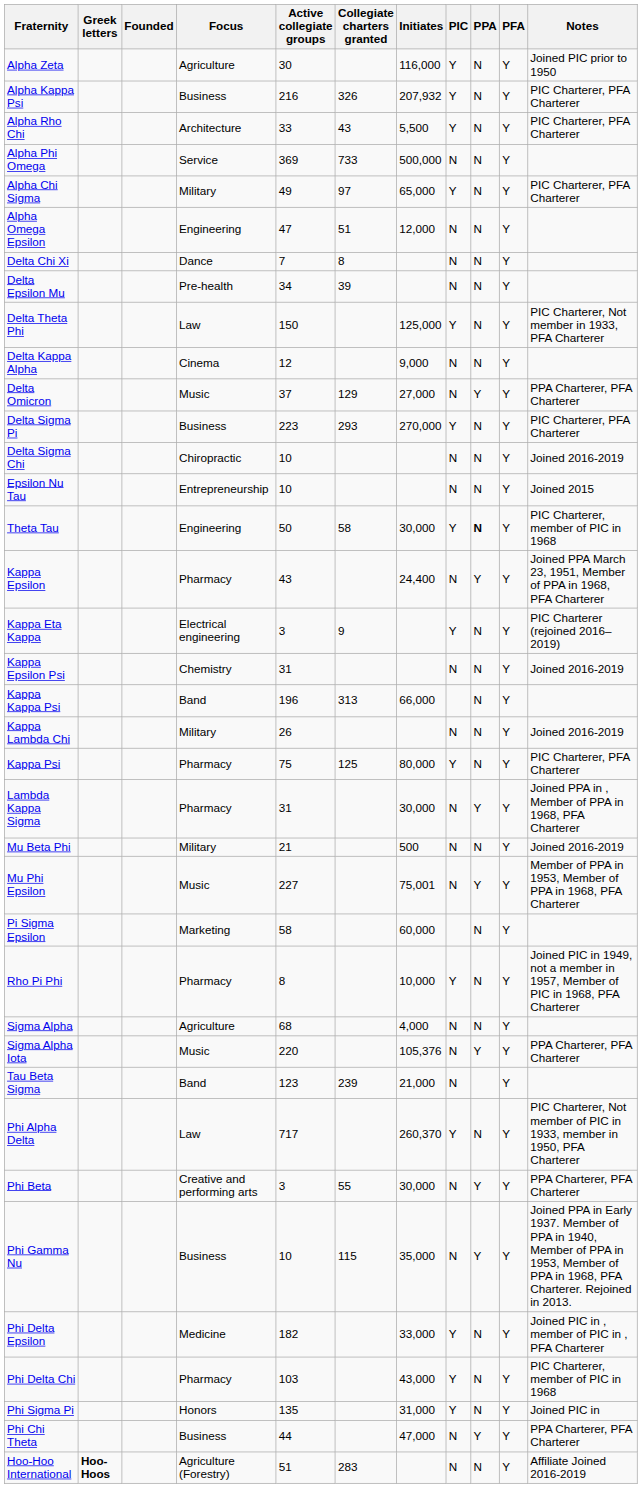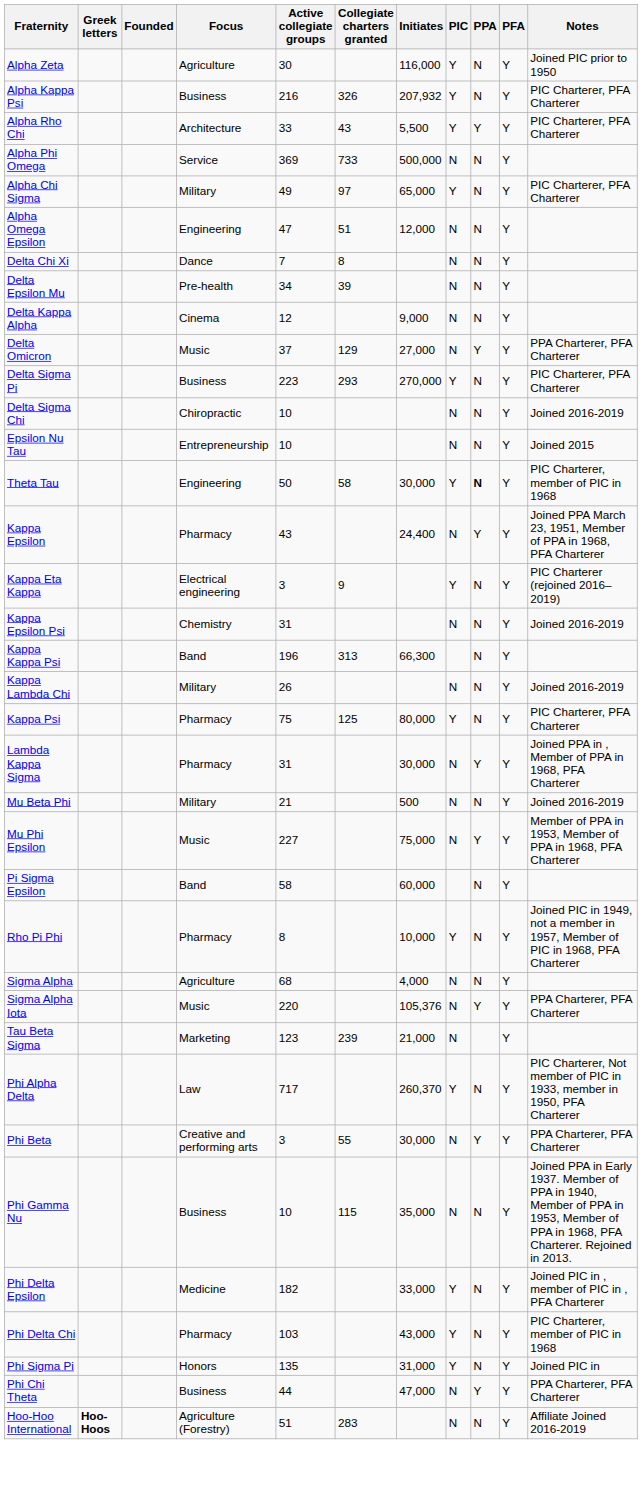(478, 128) N -> (477, 128) Y
- row: (37, 325)
(417, 700) 66,000 -> (417, 655) 66,300
(417, 885) 75,001 -> (417, 840) 75,000
(205, 930) Marketing -> (193, 885) Band
(193, 1083) Band -> (205, 1038) Marketing
(477, 1256) Y -> (478, 1212) N
